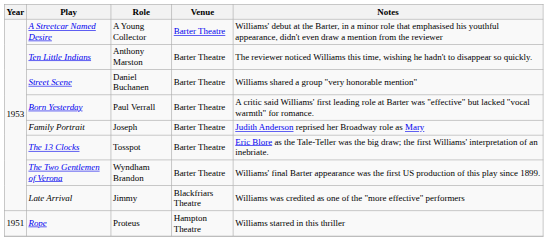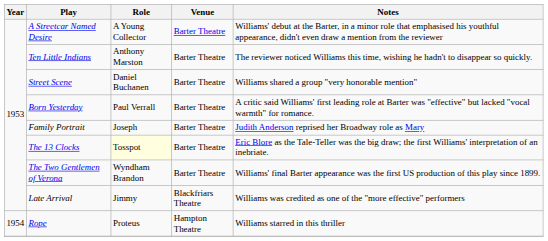(127, 148) no background -> (127, 148) lightyellow background
(15, 223) 1951 -> (15, 223) 1954
